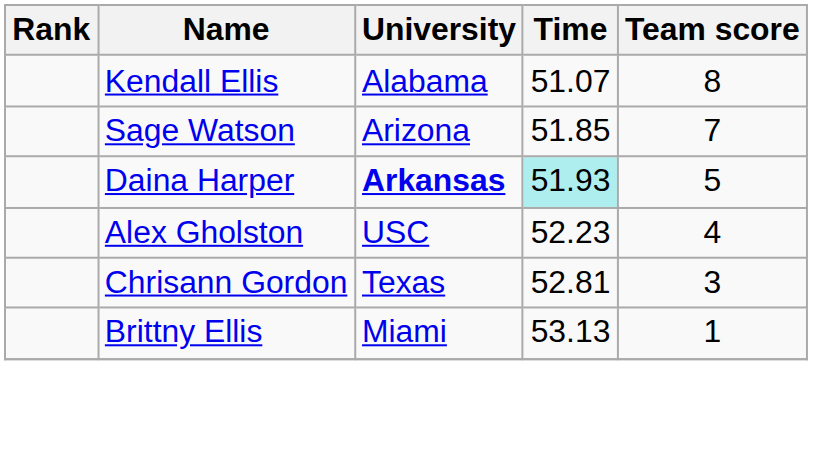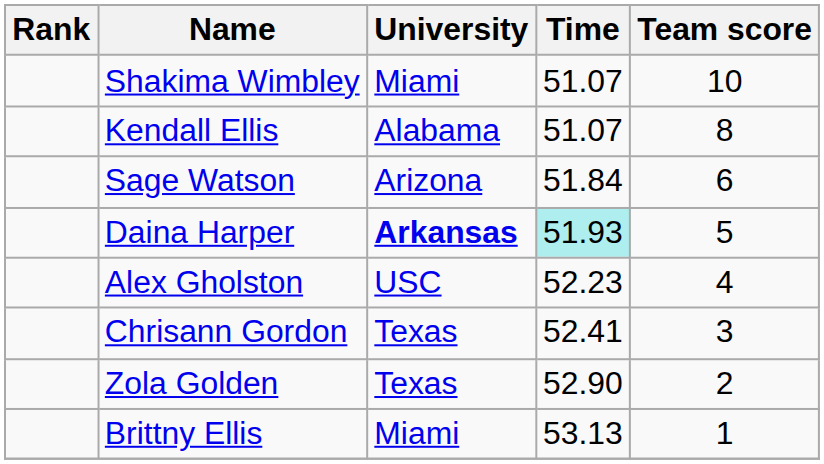+ row: (232, 80)
(571, 130) 51.85 -> (583, 181) 51.84
(712, 130) 7 -> (725, 181) 6
(571, 282) 52.81 -> (583, 332) 52.41
+ row: (192, 383)
